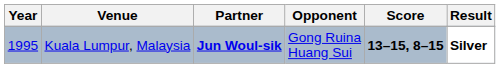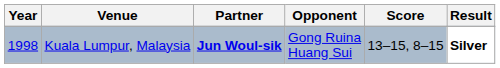(23, 45) 1995 -> (23, 45) 1998
(405, 45) bold -> (405, 45) normal
